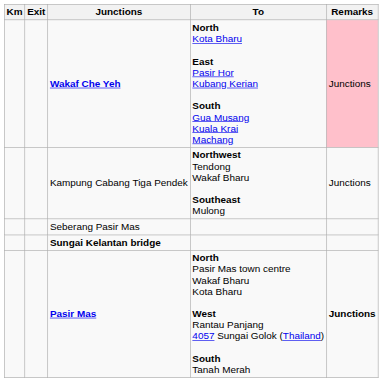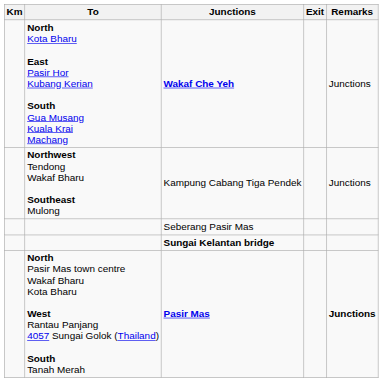columns swapped: (36, 12) <-> (258, 12)
(350, 83) pink background -> (350, 83) no background
